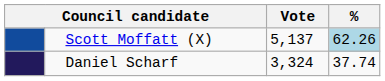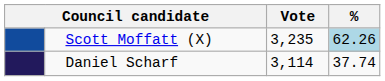(292, 40) 5,137 -> (292, 40) 3,235
(292, 63) 3,324 -> (292, 63) 3,114
